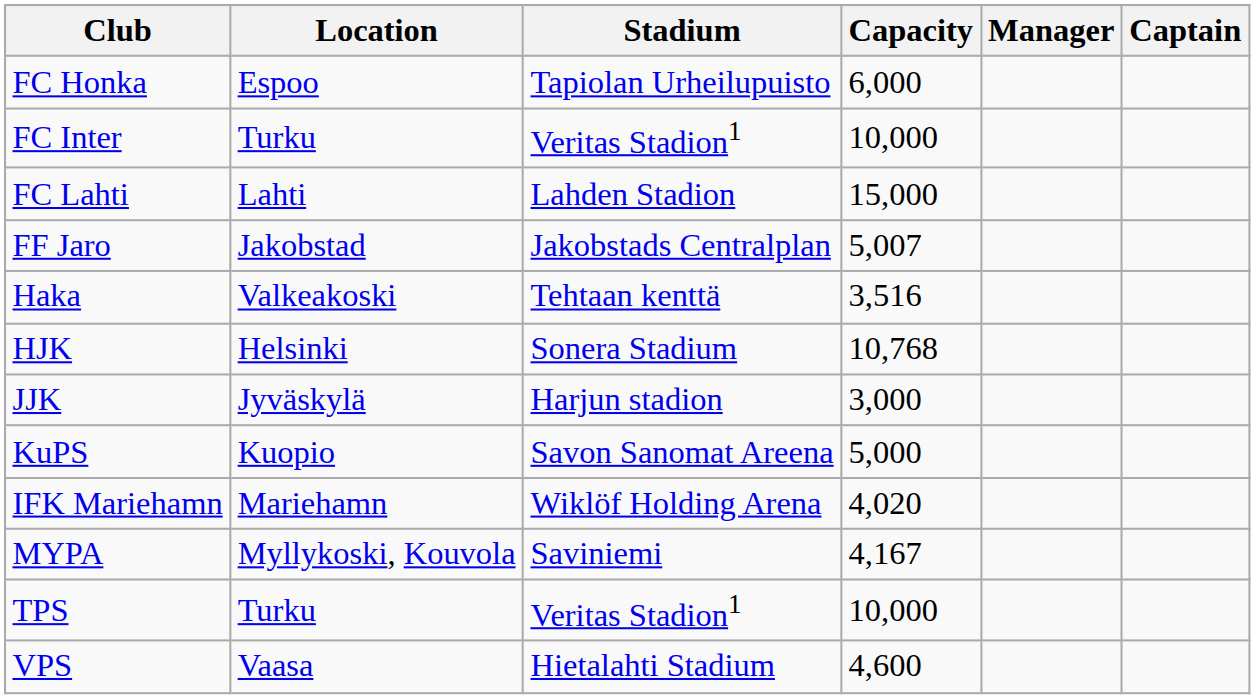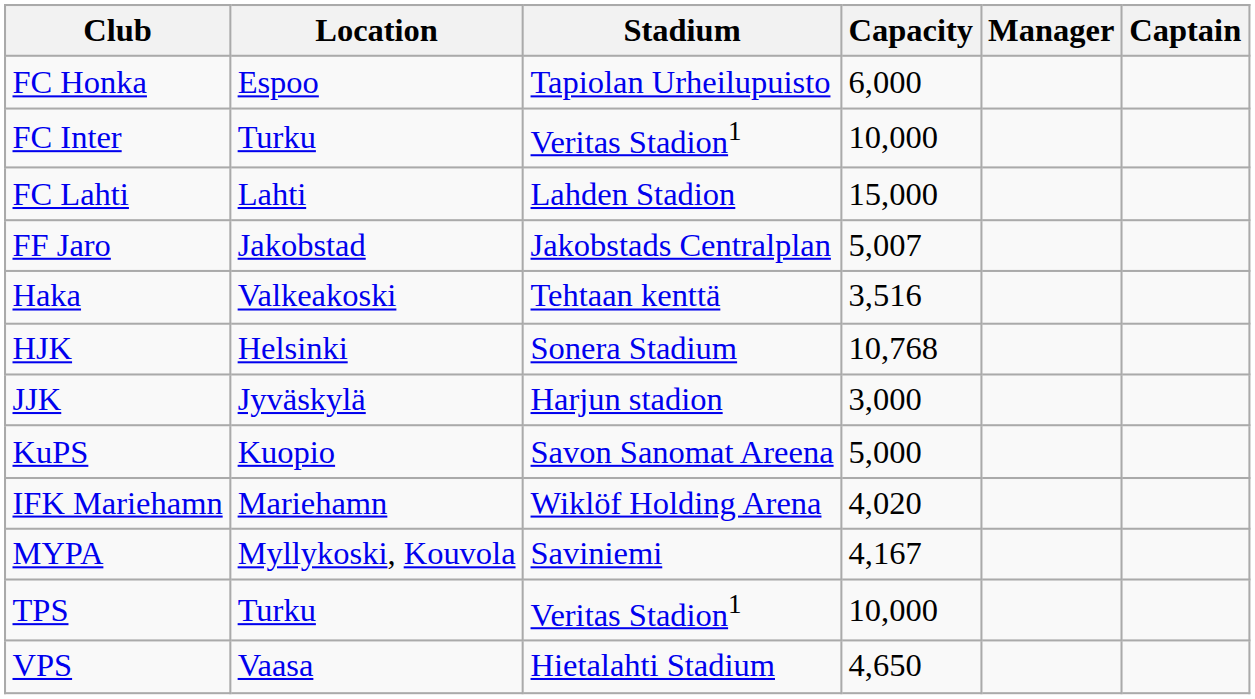(885, 665) 4,600 -> (885, 665) 4,650
